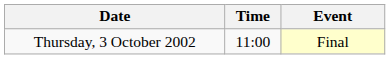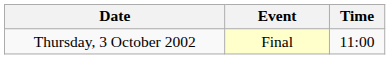columns swapped: (253, 16) <-> (333, 16)
